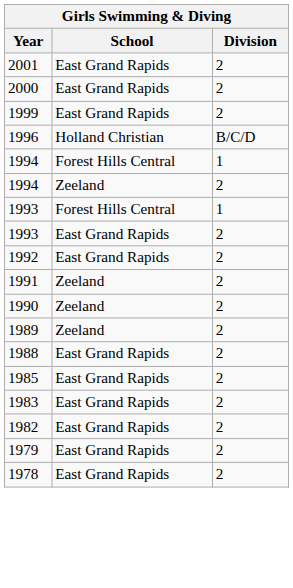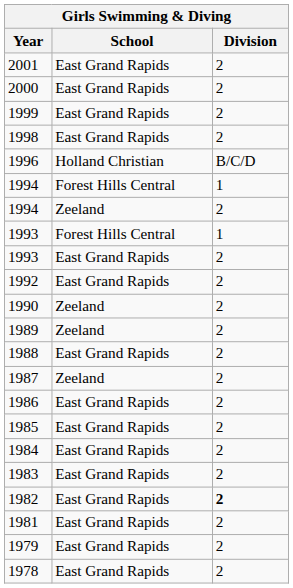+ row: (23, 137)
- row: (23, 281)
+ row: (23, 378)
+ row: (23, 402)
+ row: (23, 450)
(220, 426) normal -> (220, 498) bold
+ row: (23, 522)
